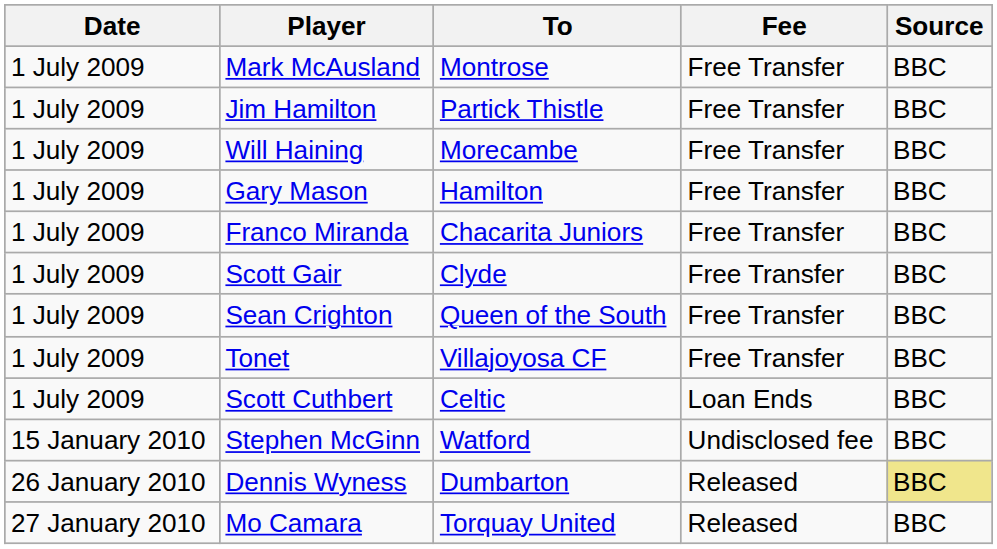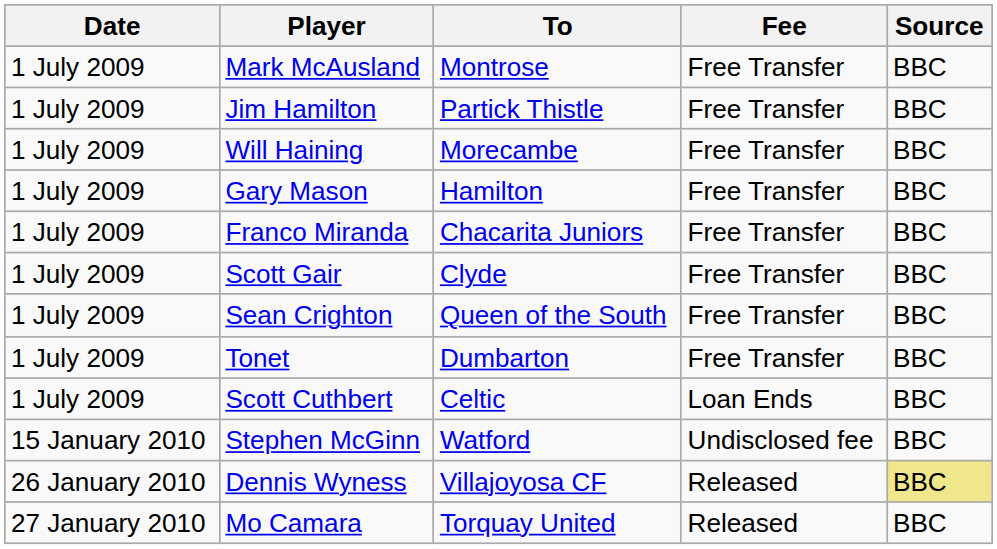(523, 357) Villajoyosa CF -> (505, 357) Dumbarton
(505, 481) Dumbarton -> (523, 481) Villajoyosa CF
